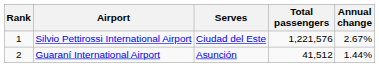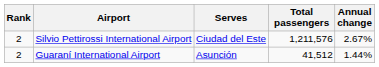(19, 39) 1 -> (19, 39) 2
(311, 39) 1,221,576 -> (311, 39) 1,211,576
